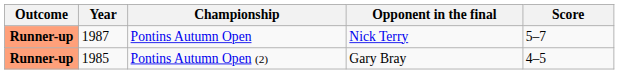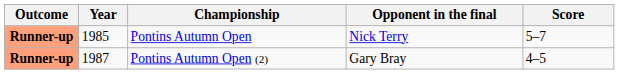(95, 36) 1987 -> (95, 36) 1985
(95, 58) 1985 -> (95, 58) 1987
